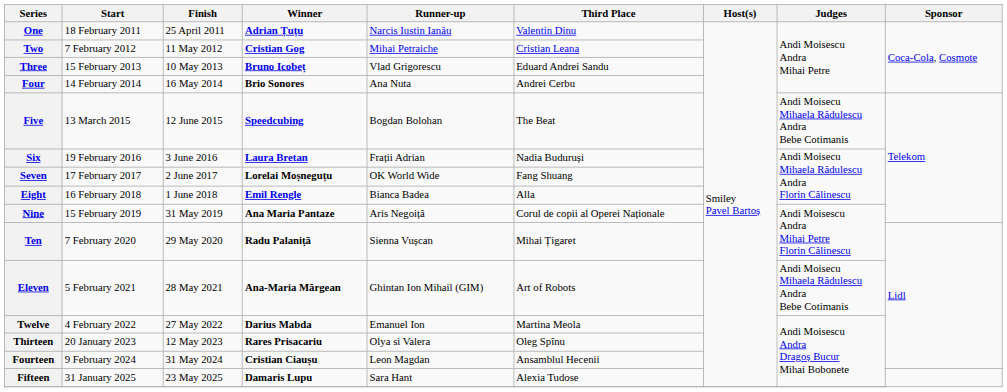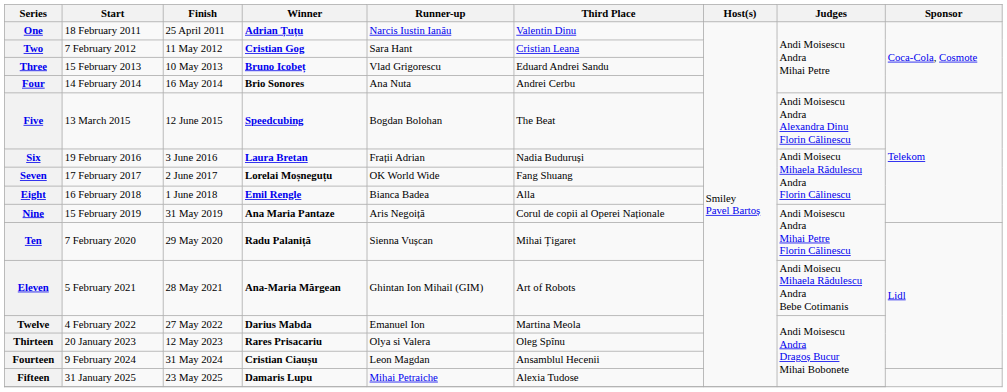(404, 48) Mihai Petraiche -> (391, 48) Sara Hant
(821, 120) Andi Moisecu Mihaela Rădulescu Andra Bebe Cotimanis -> (815, 120) Andi Moisescu Andra Alexandra Dinu Florin Călinescu
(391, 377) Sara Hant -> (404, 377) Mihai Petraiche
